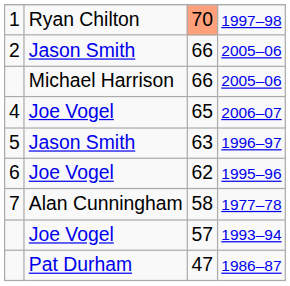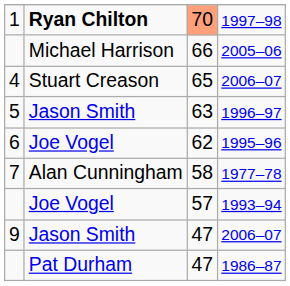(84, 19) normal -> (88, 19) bold
- row: (14, 50)
(71, 111) Joe Vogel -> (94, 81) Stuart Creason
+ row: (14, 234)
